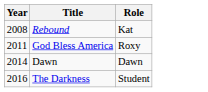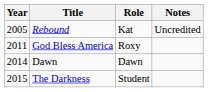+ column: (178, 12)
(17, 29) 2008 -> (17, 29) 2005
(17, 78) 2016 -> (17, 78) 2015
